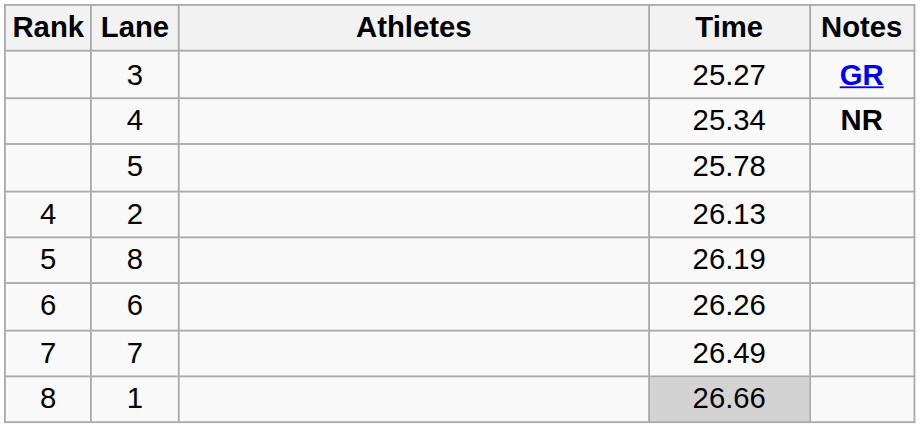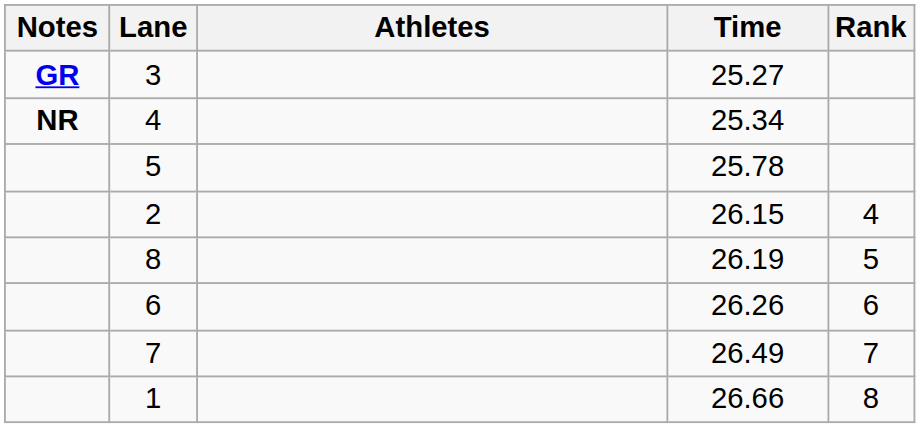columns swapped: (48, 27) <-> (862, 27)
(729, 213) 26.13 -> (748, 213) 26.15
(729, 399) lightgrey background -> (748, 399) no background
